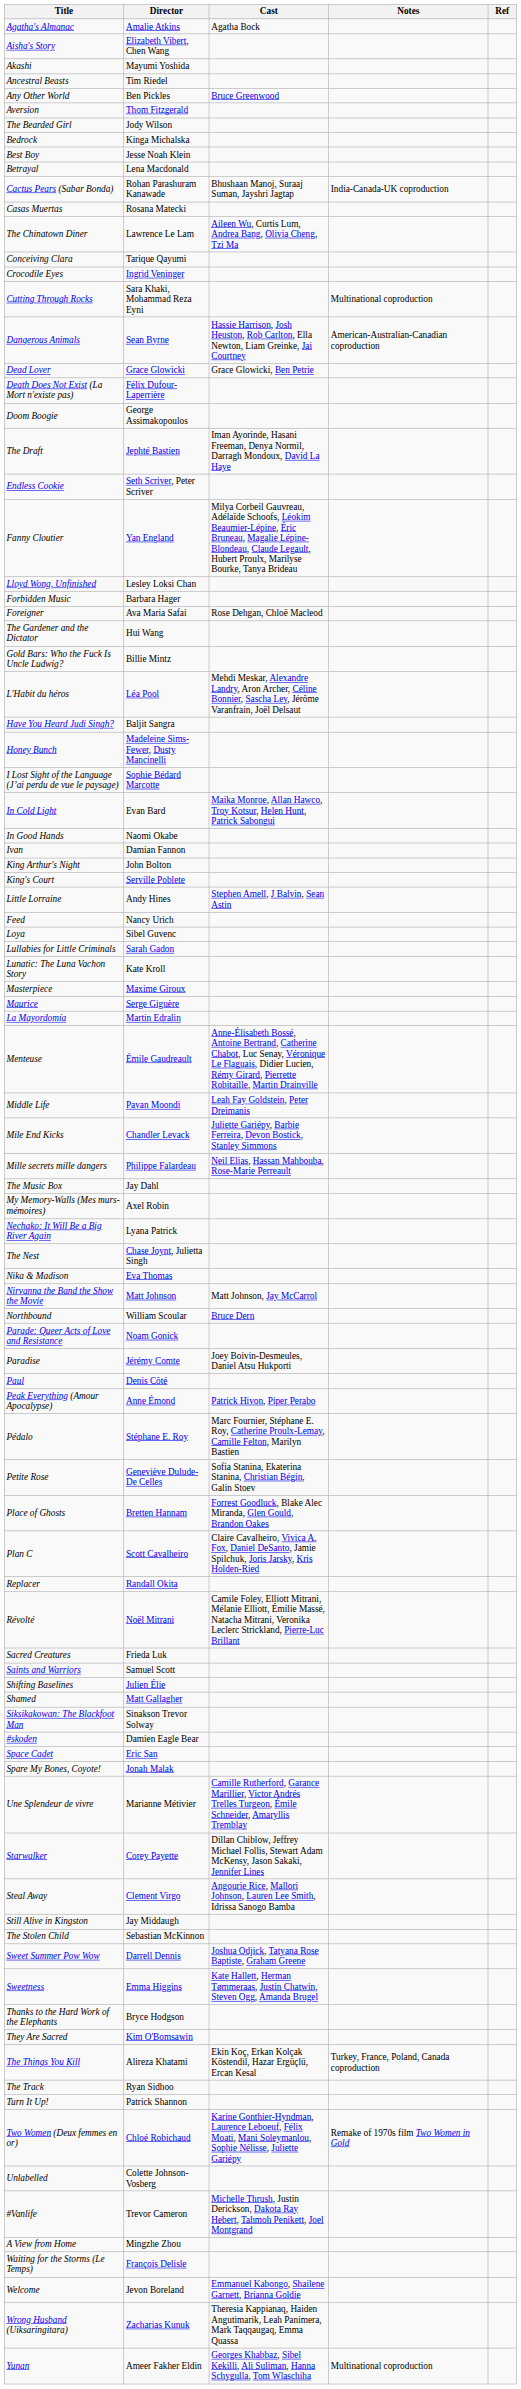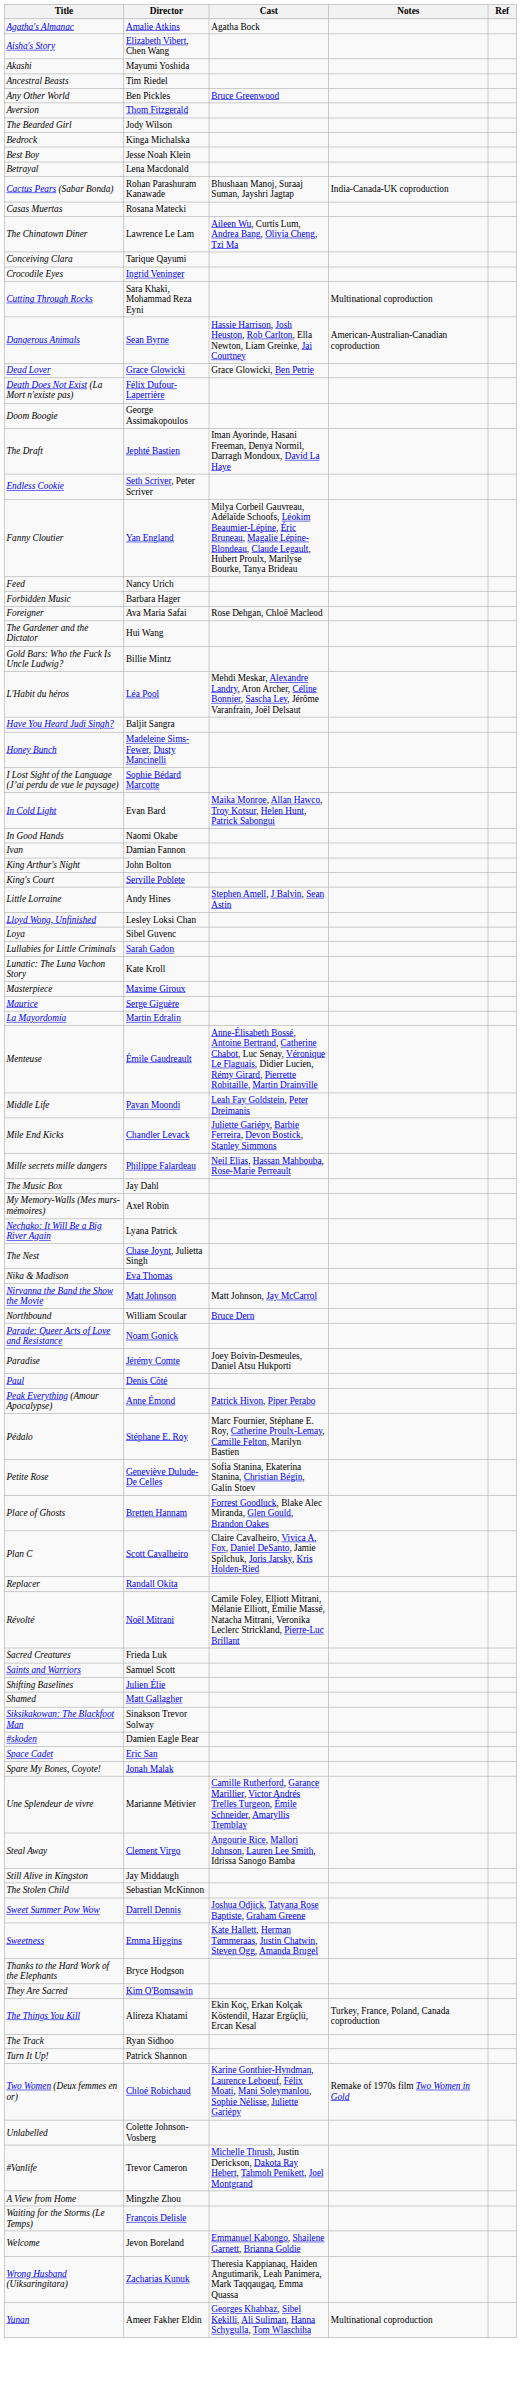rows swapped: (16, 919) <-> (51, 584)
- row: (27, 1855)
